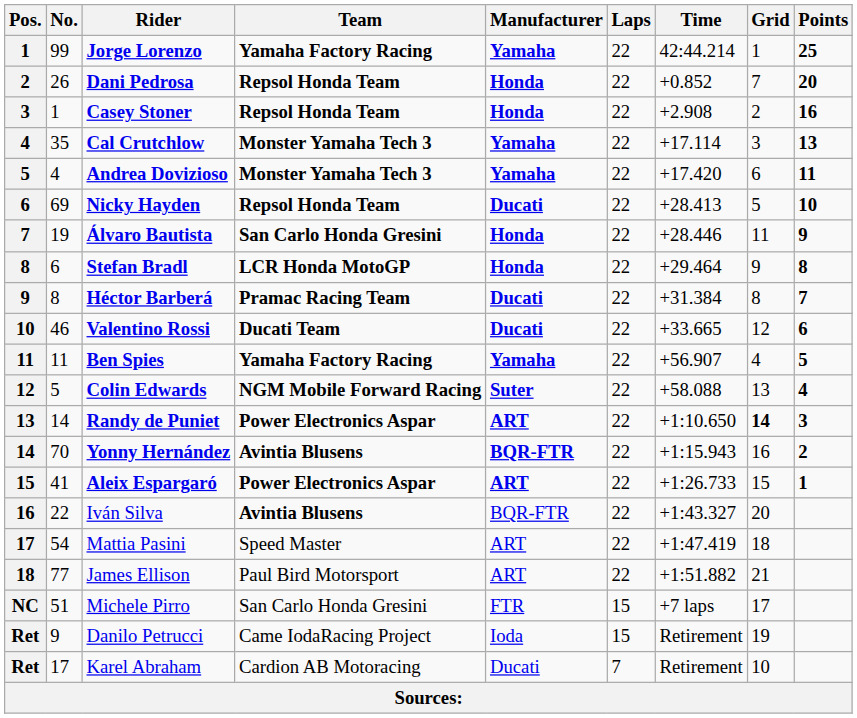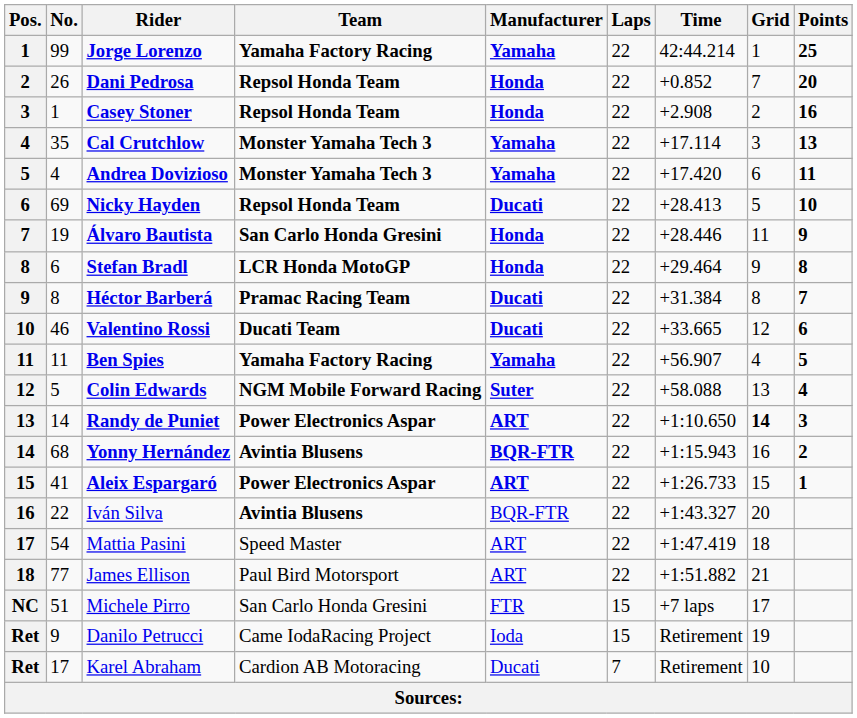(60, 451) 70 -> (60, 451) 68
